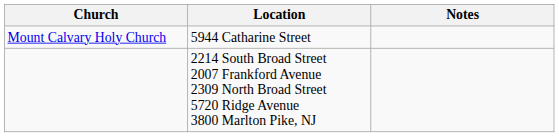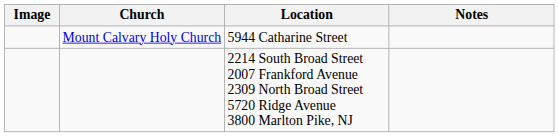+ column: (32, 15)
